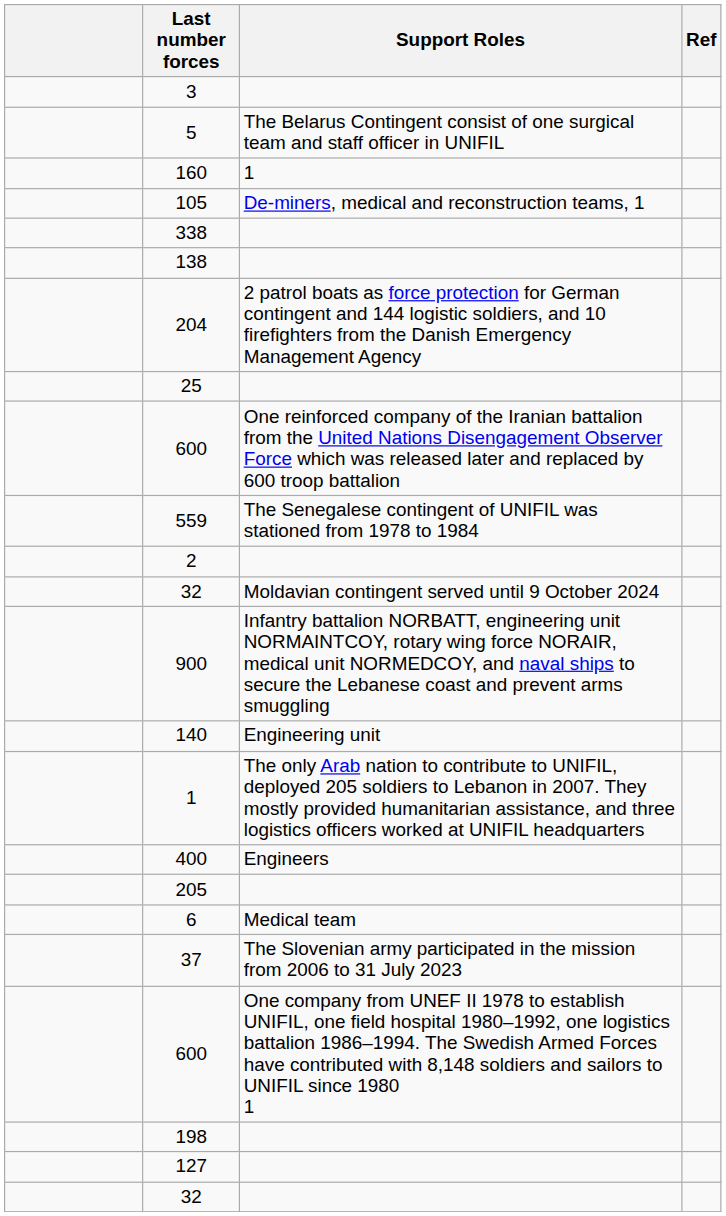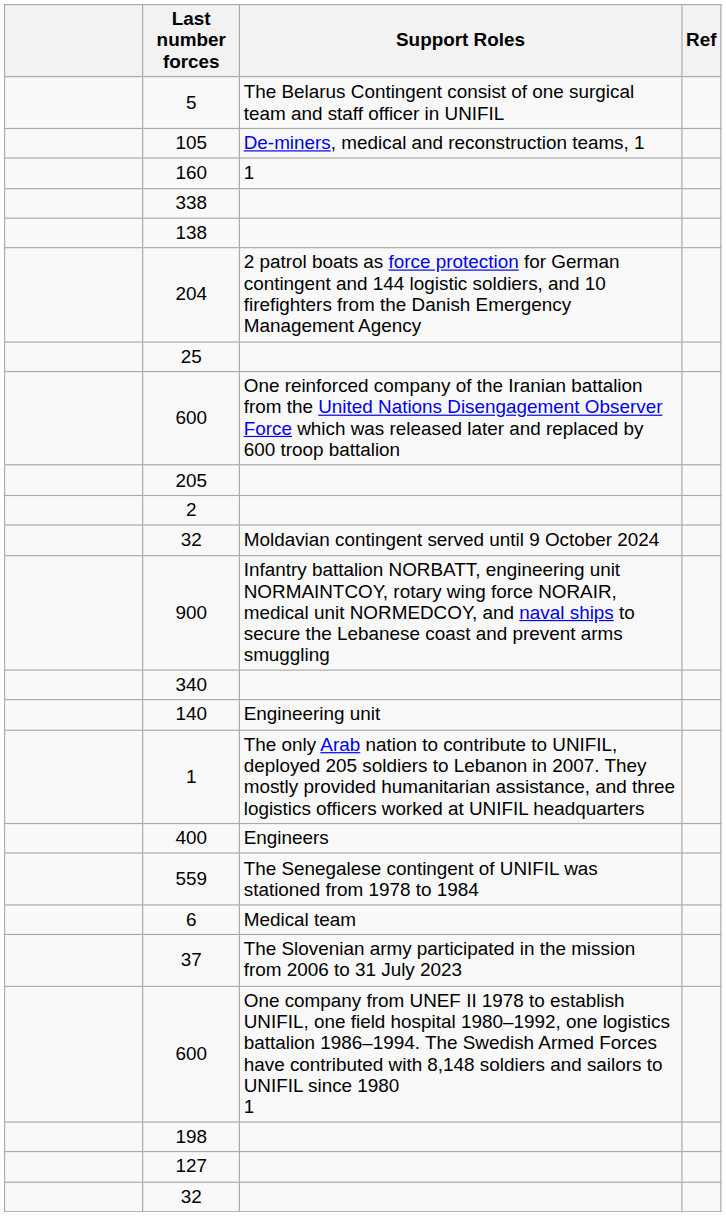- row: (191, 91)
rows swapped: (191, 202) <-> (191, 173)
rows swapped: (191, 889) <-> (191, 520)
+ row: (191, 684)
